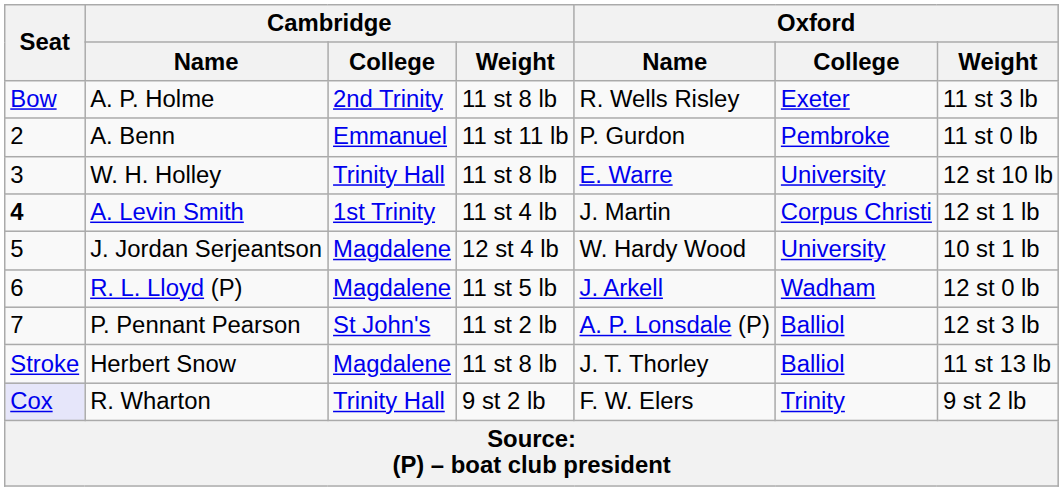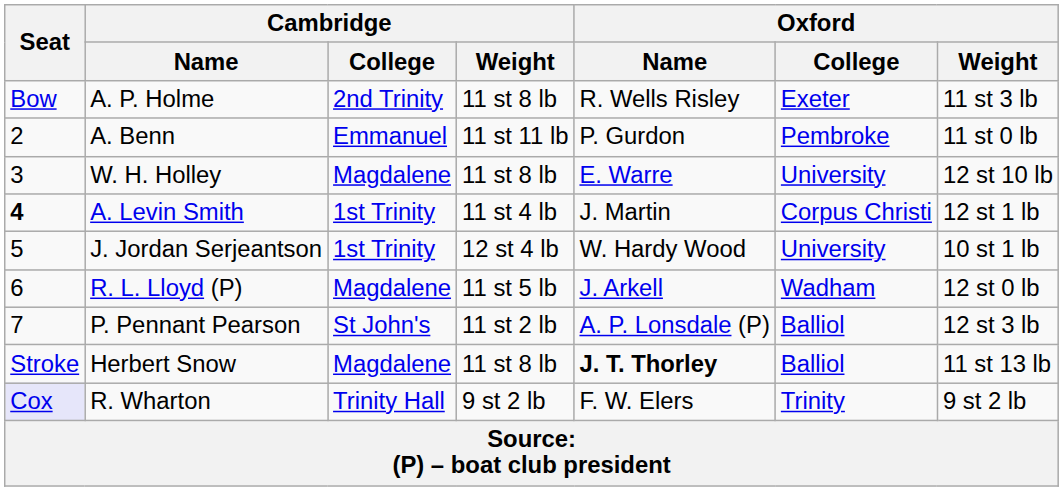(389, 174) Trinity Hall -> (392, 174) Magdalene
(392, 250) Magdalene -> (384, 250) 1st Trinity
(644, 363) normal -> (648, 363) bold
